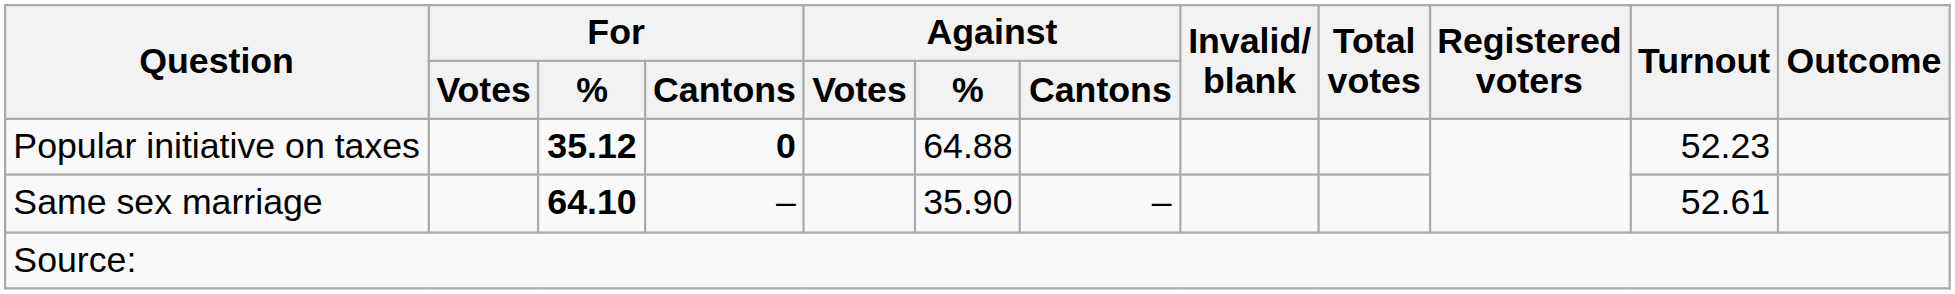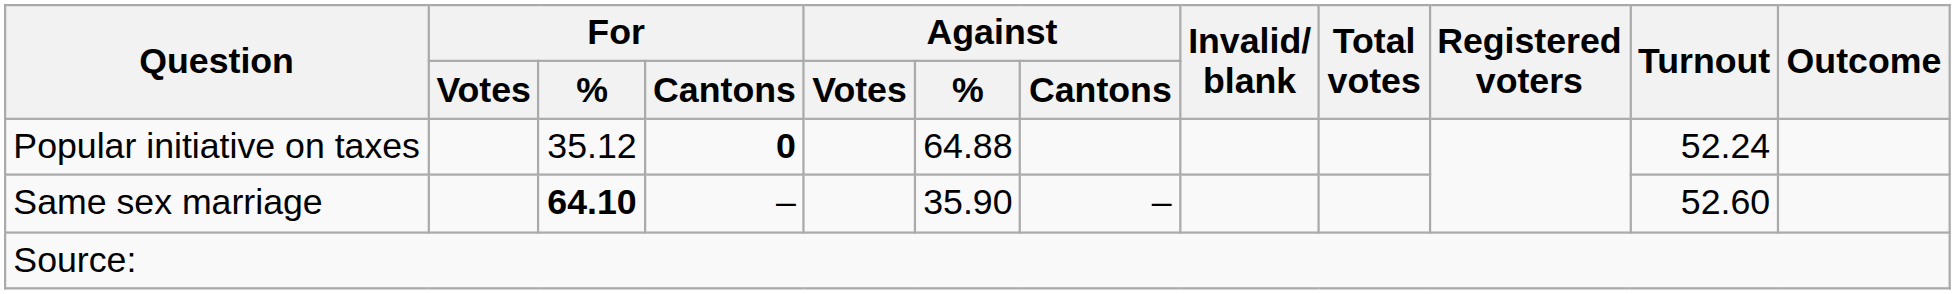(592, 145) bold -> (592, 145) normal
(1726, 145) 52.23 -> (1726, 145) 52.24
(1726, 202) 52.61 -> (1726, 202) 52.60
